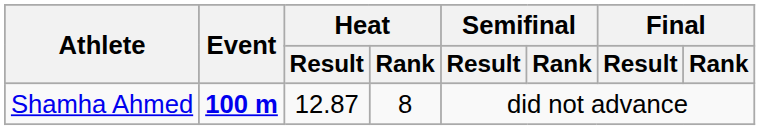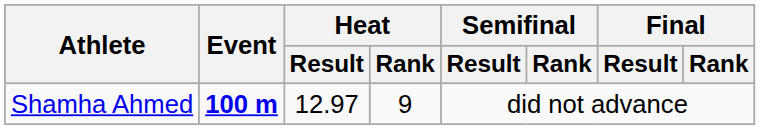(327, 104) 12.87 -> (327, 104) 12.97
(405, 104) 8 -> (405, 104) 9
